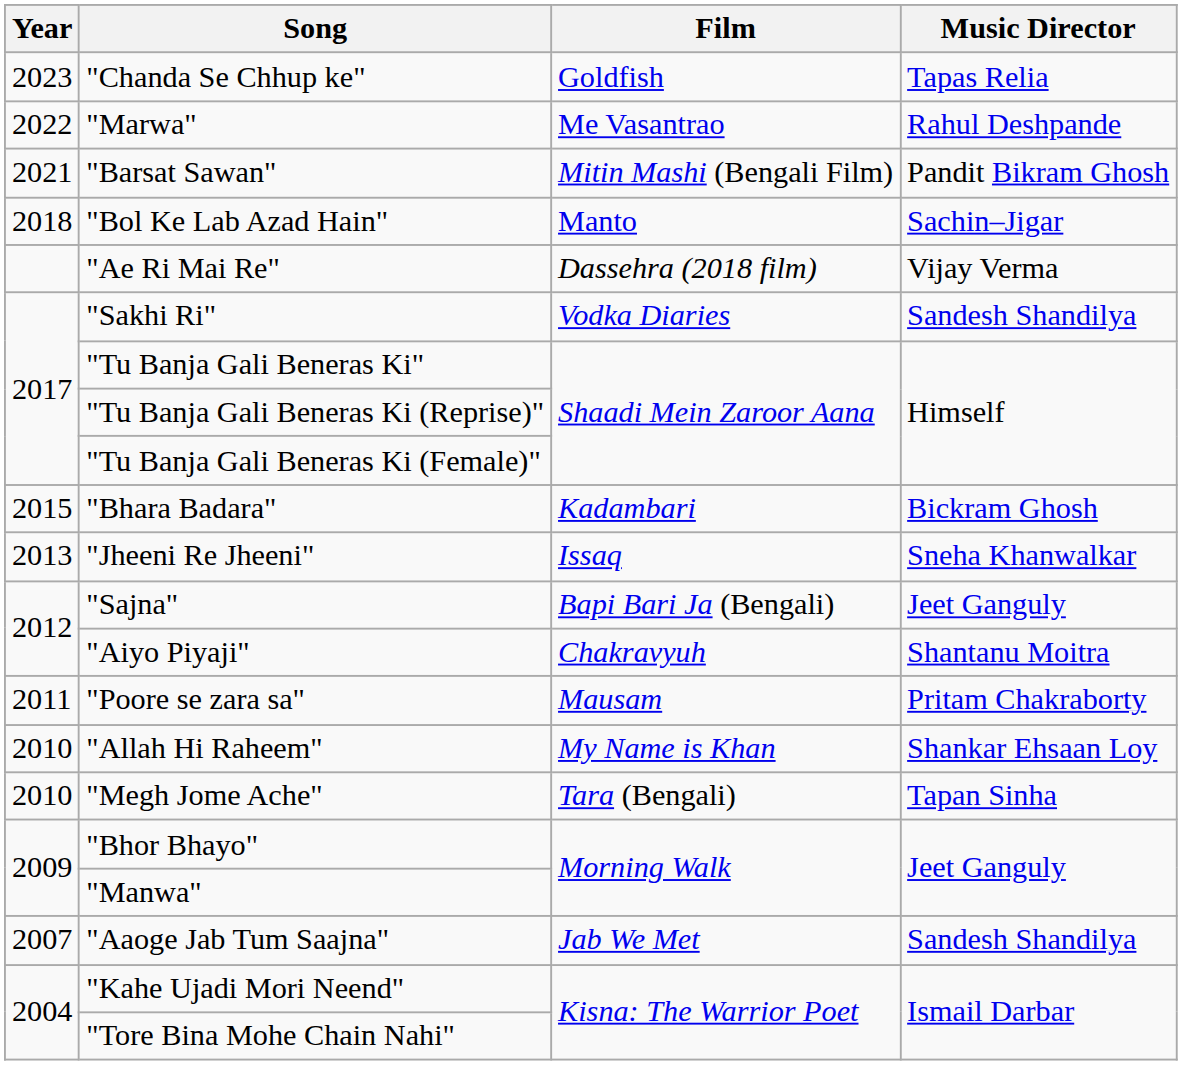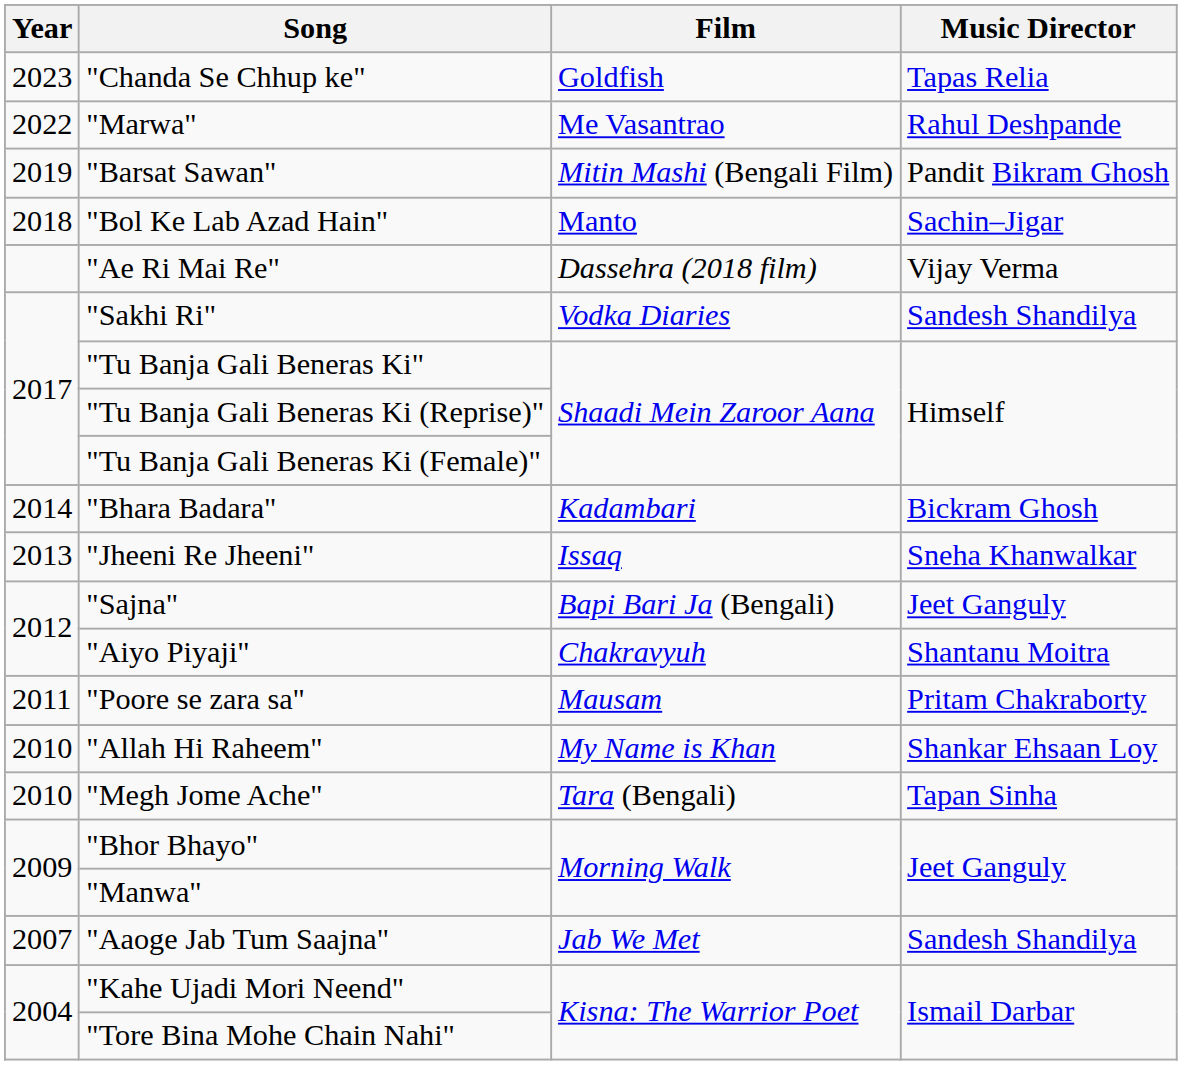(42, 172) 2021 -> (42, 172) 2019
(42, 508) 2015 -> (42, 508) 2014
